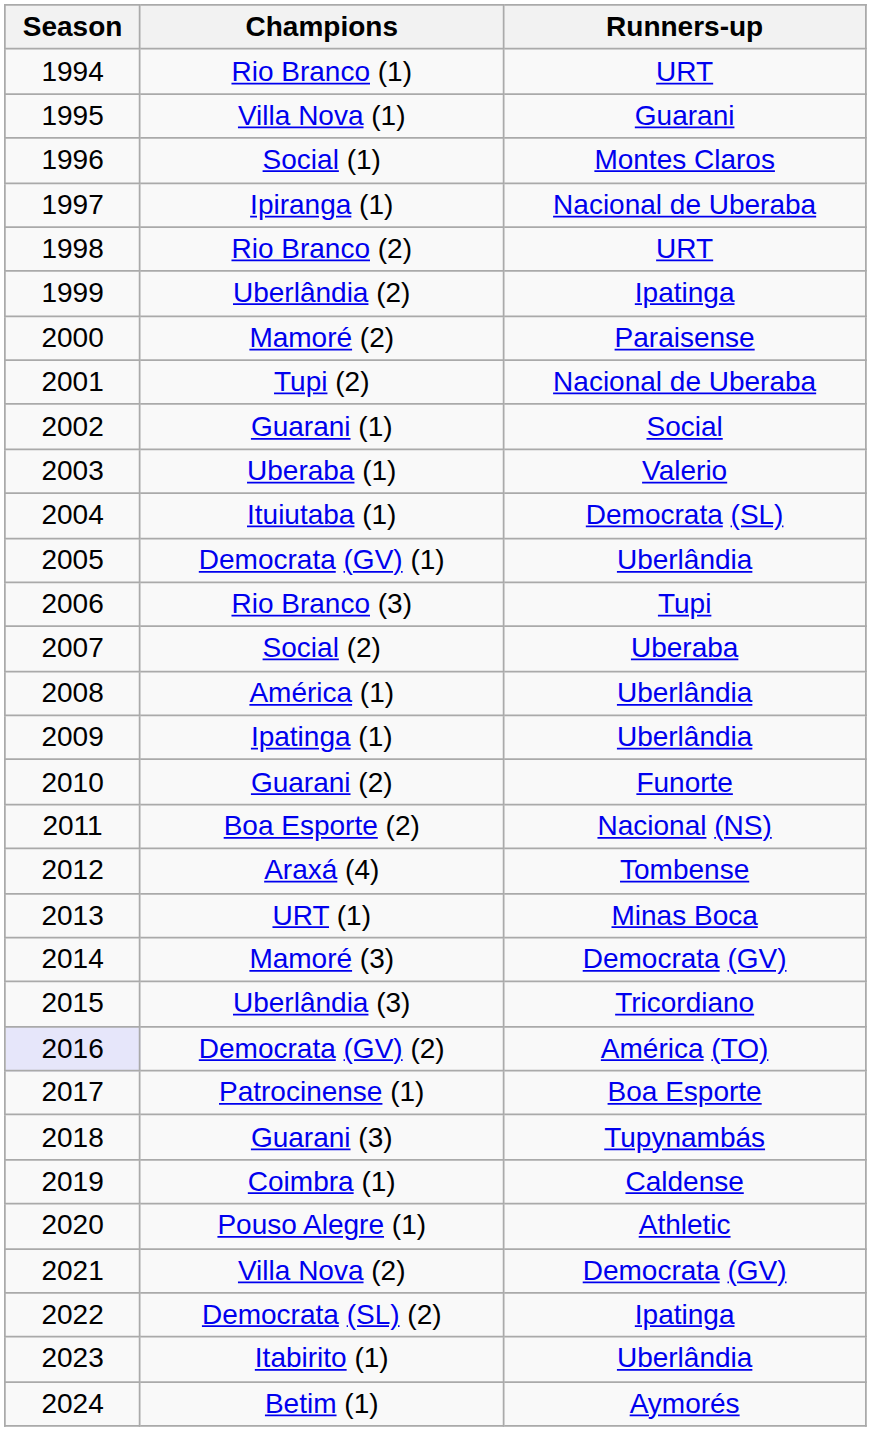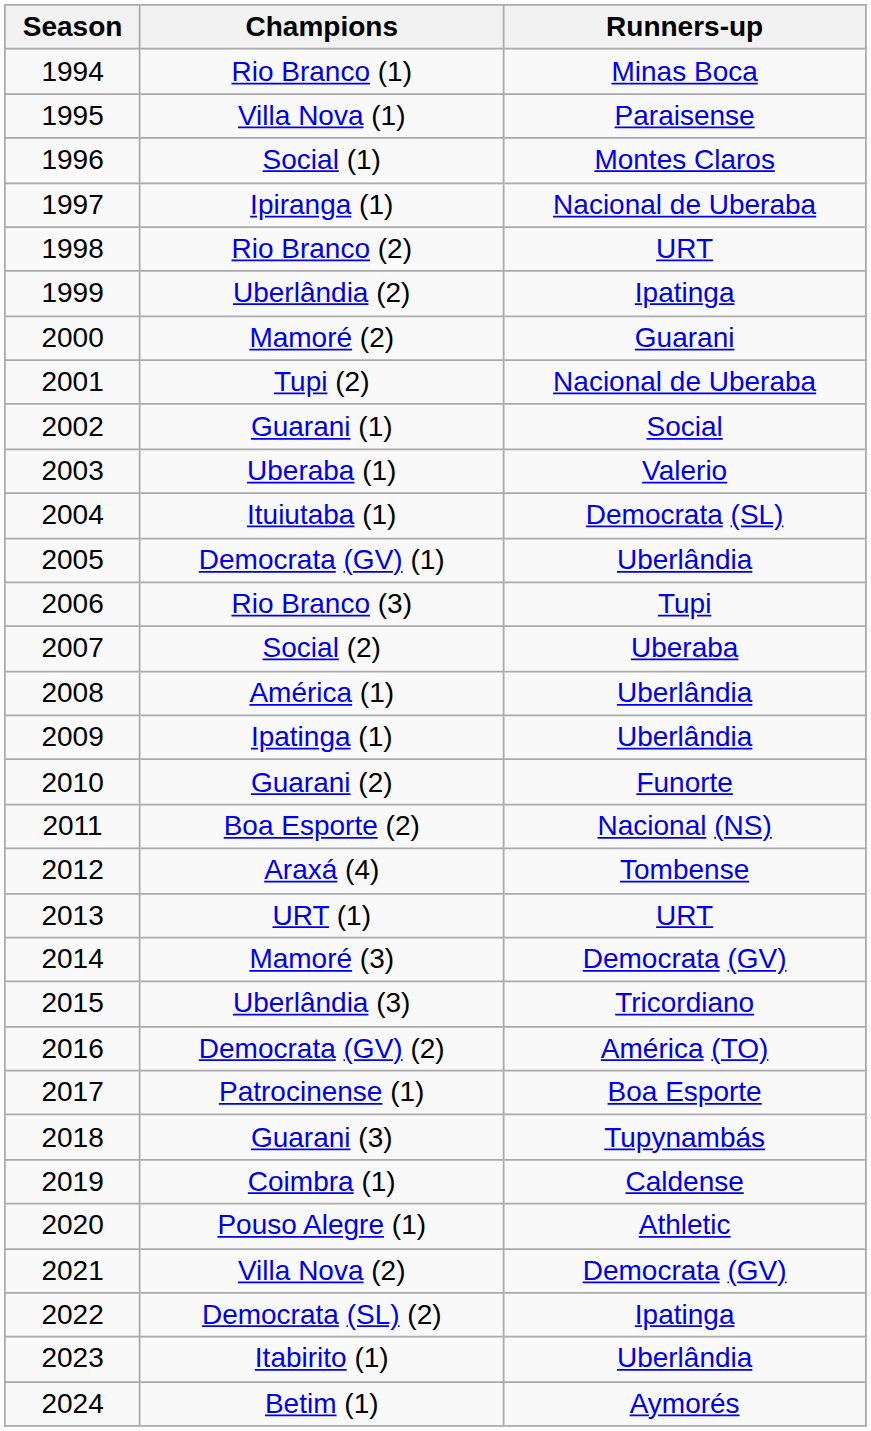(685, 71) URT -> (685, 71) Minas Boca
(685, 115) Guarani -> (685, 115) Paraisense
(685, 337) Paraisense -> (685, 337) Guarani
(685, 914) Minas Boca -> (685, 914) URT
(73, 1048) lavender background -> (73, 1048) no background
